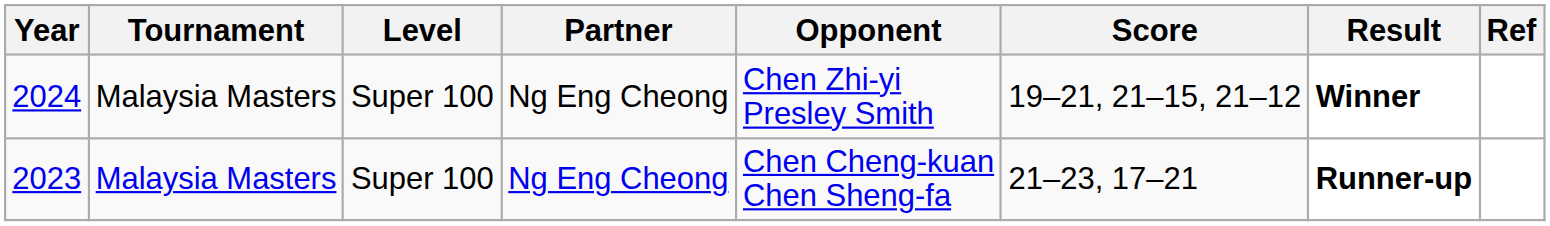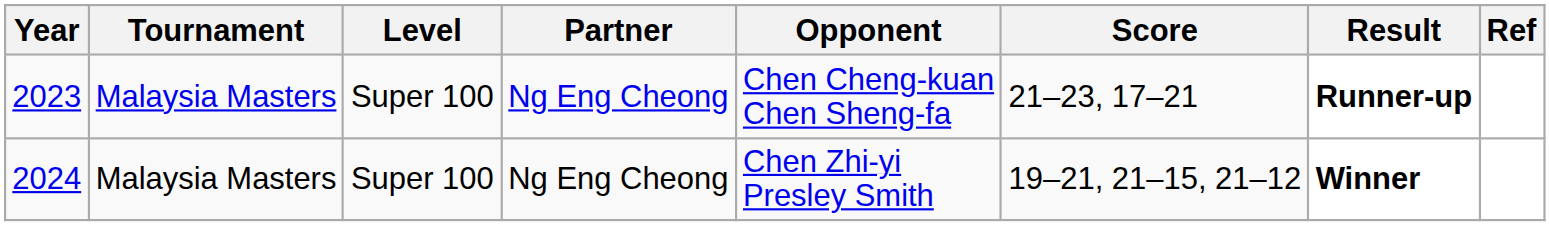rows swapped: (47, 179) <-> (47, 96)
